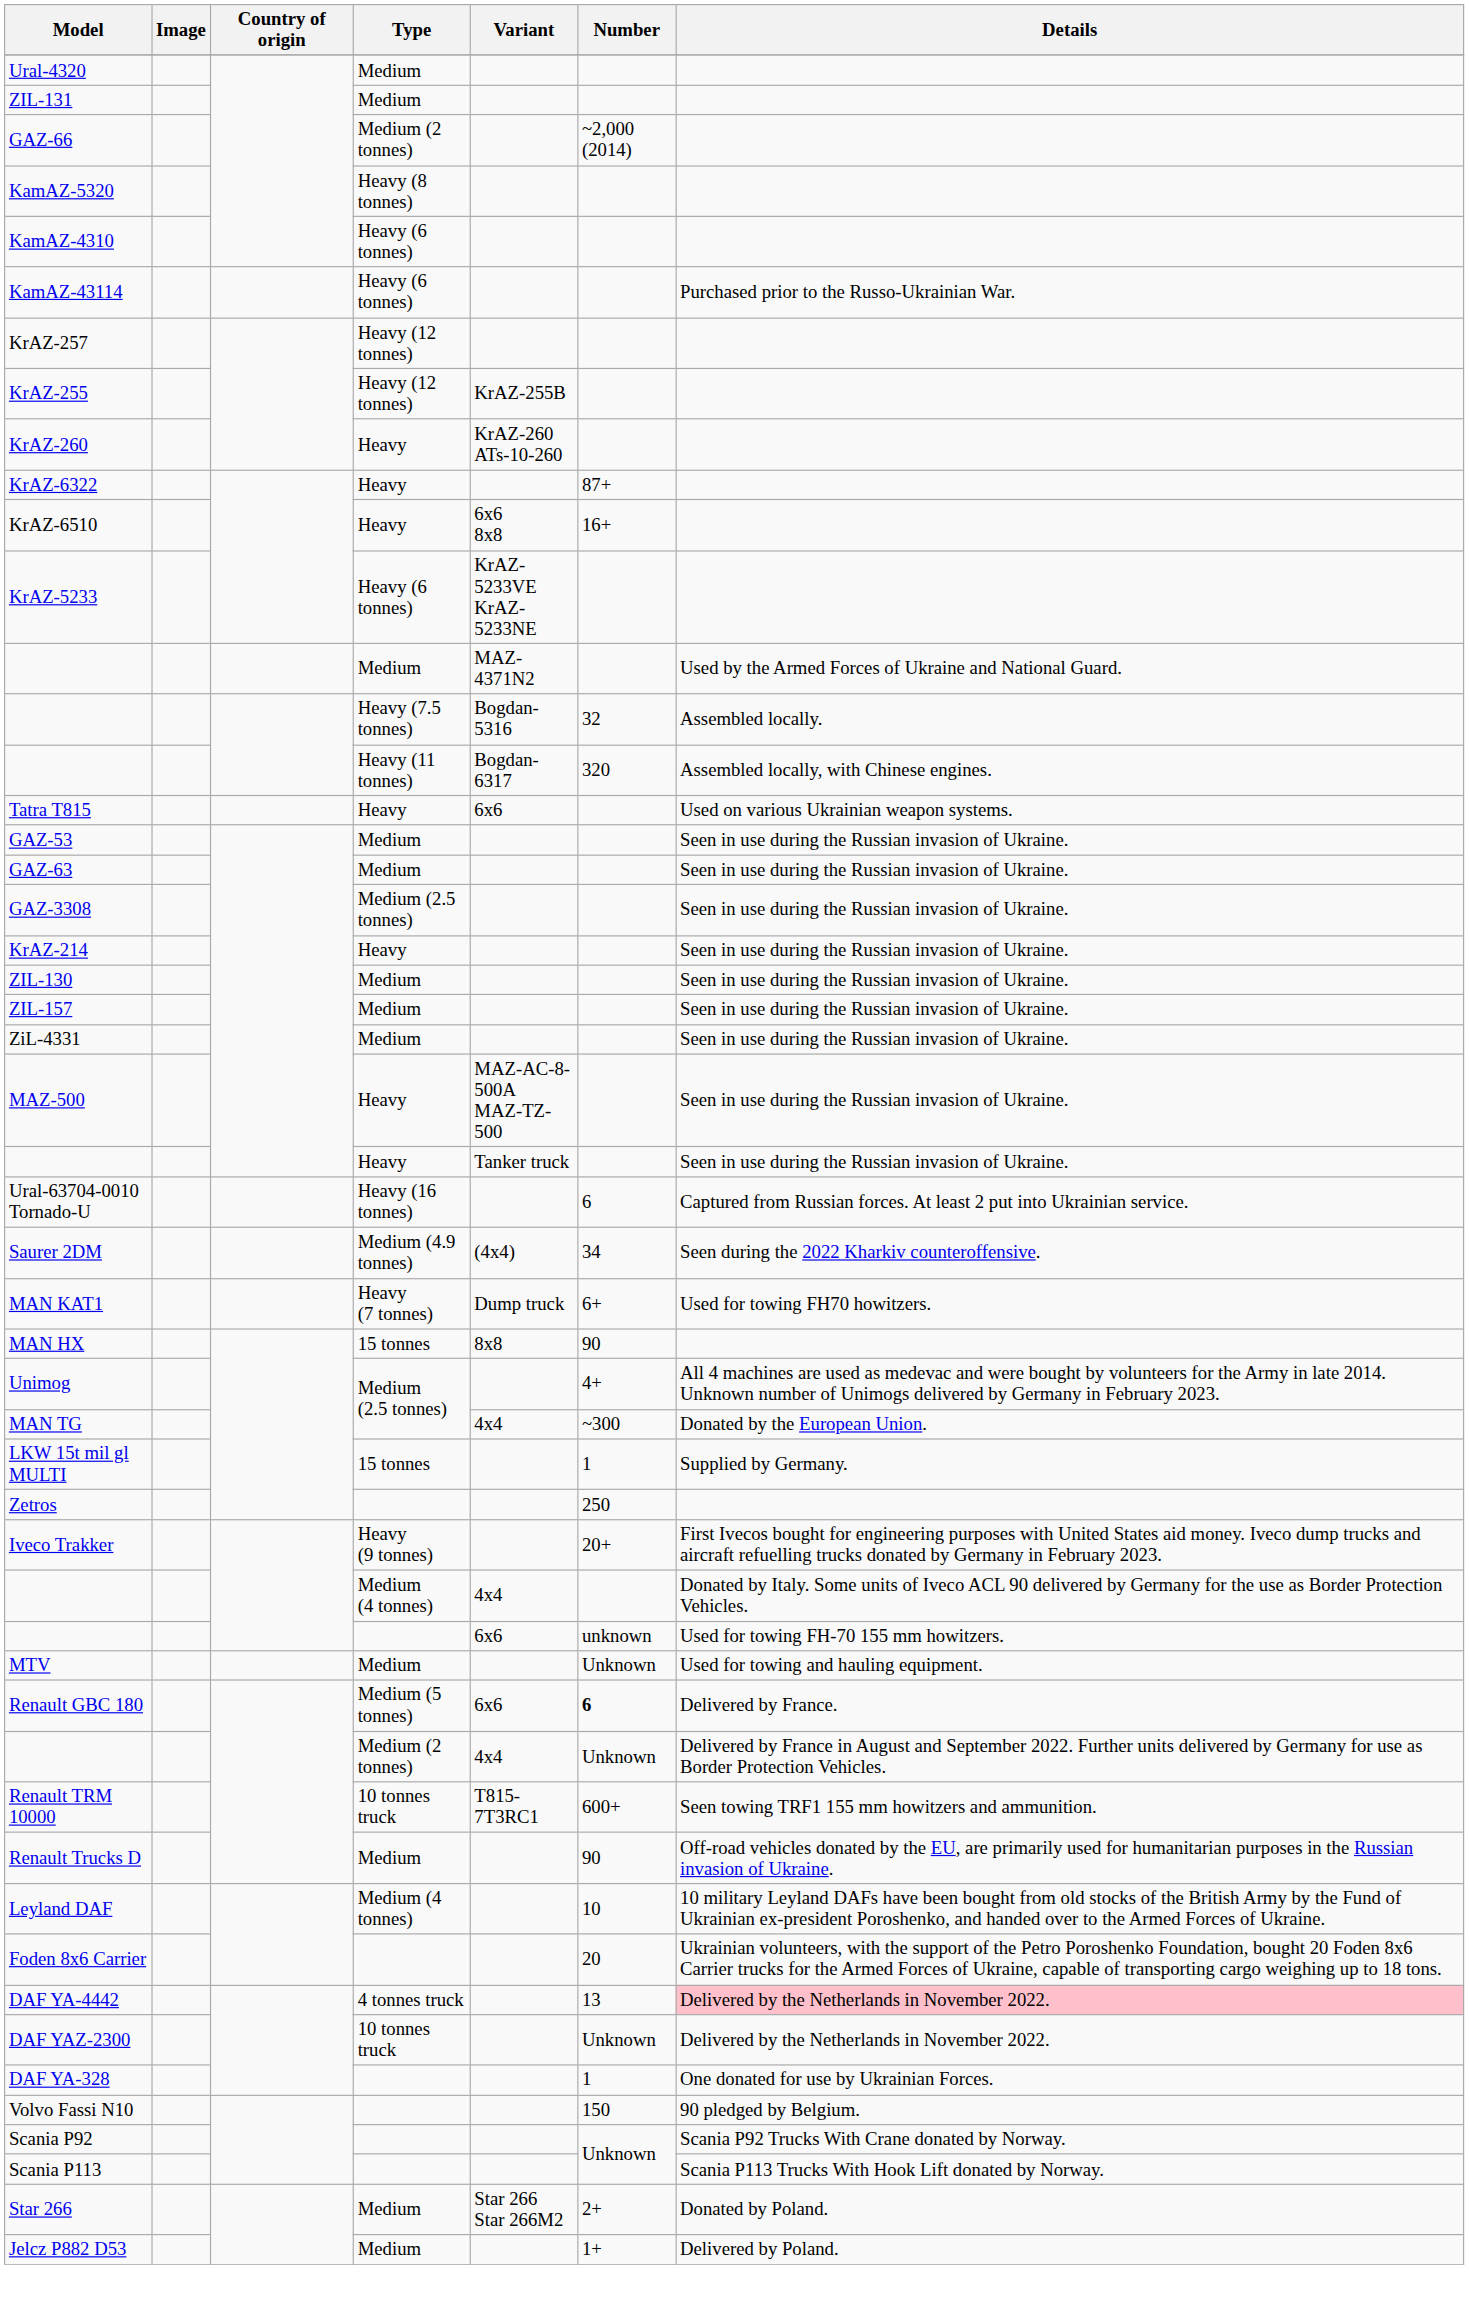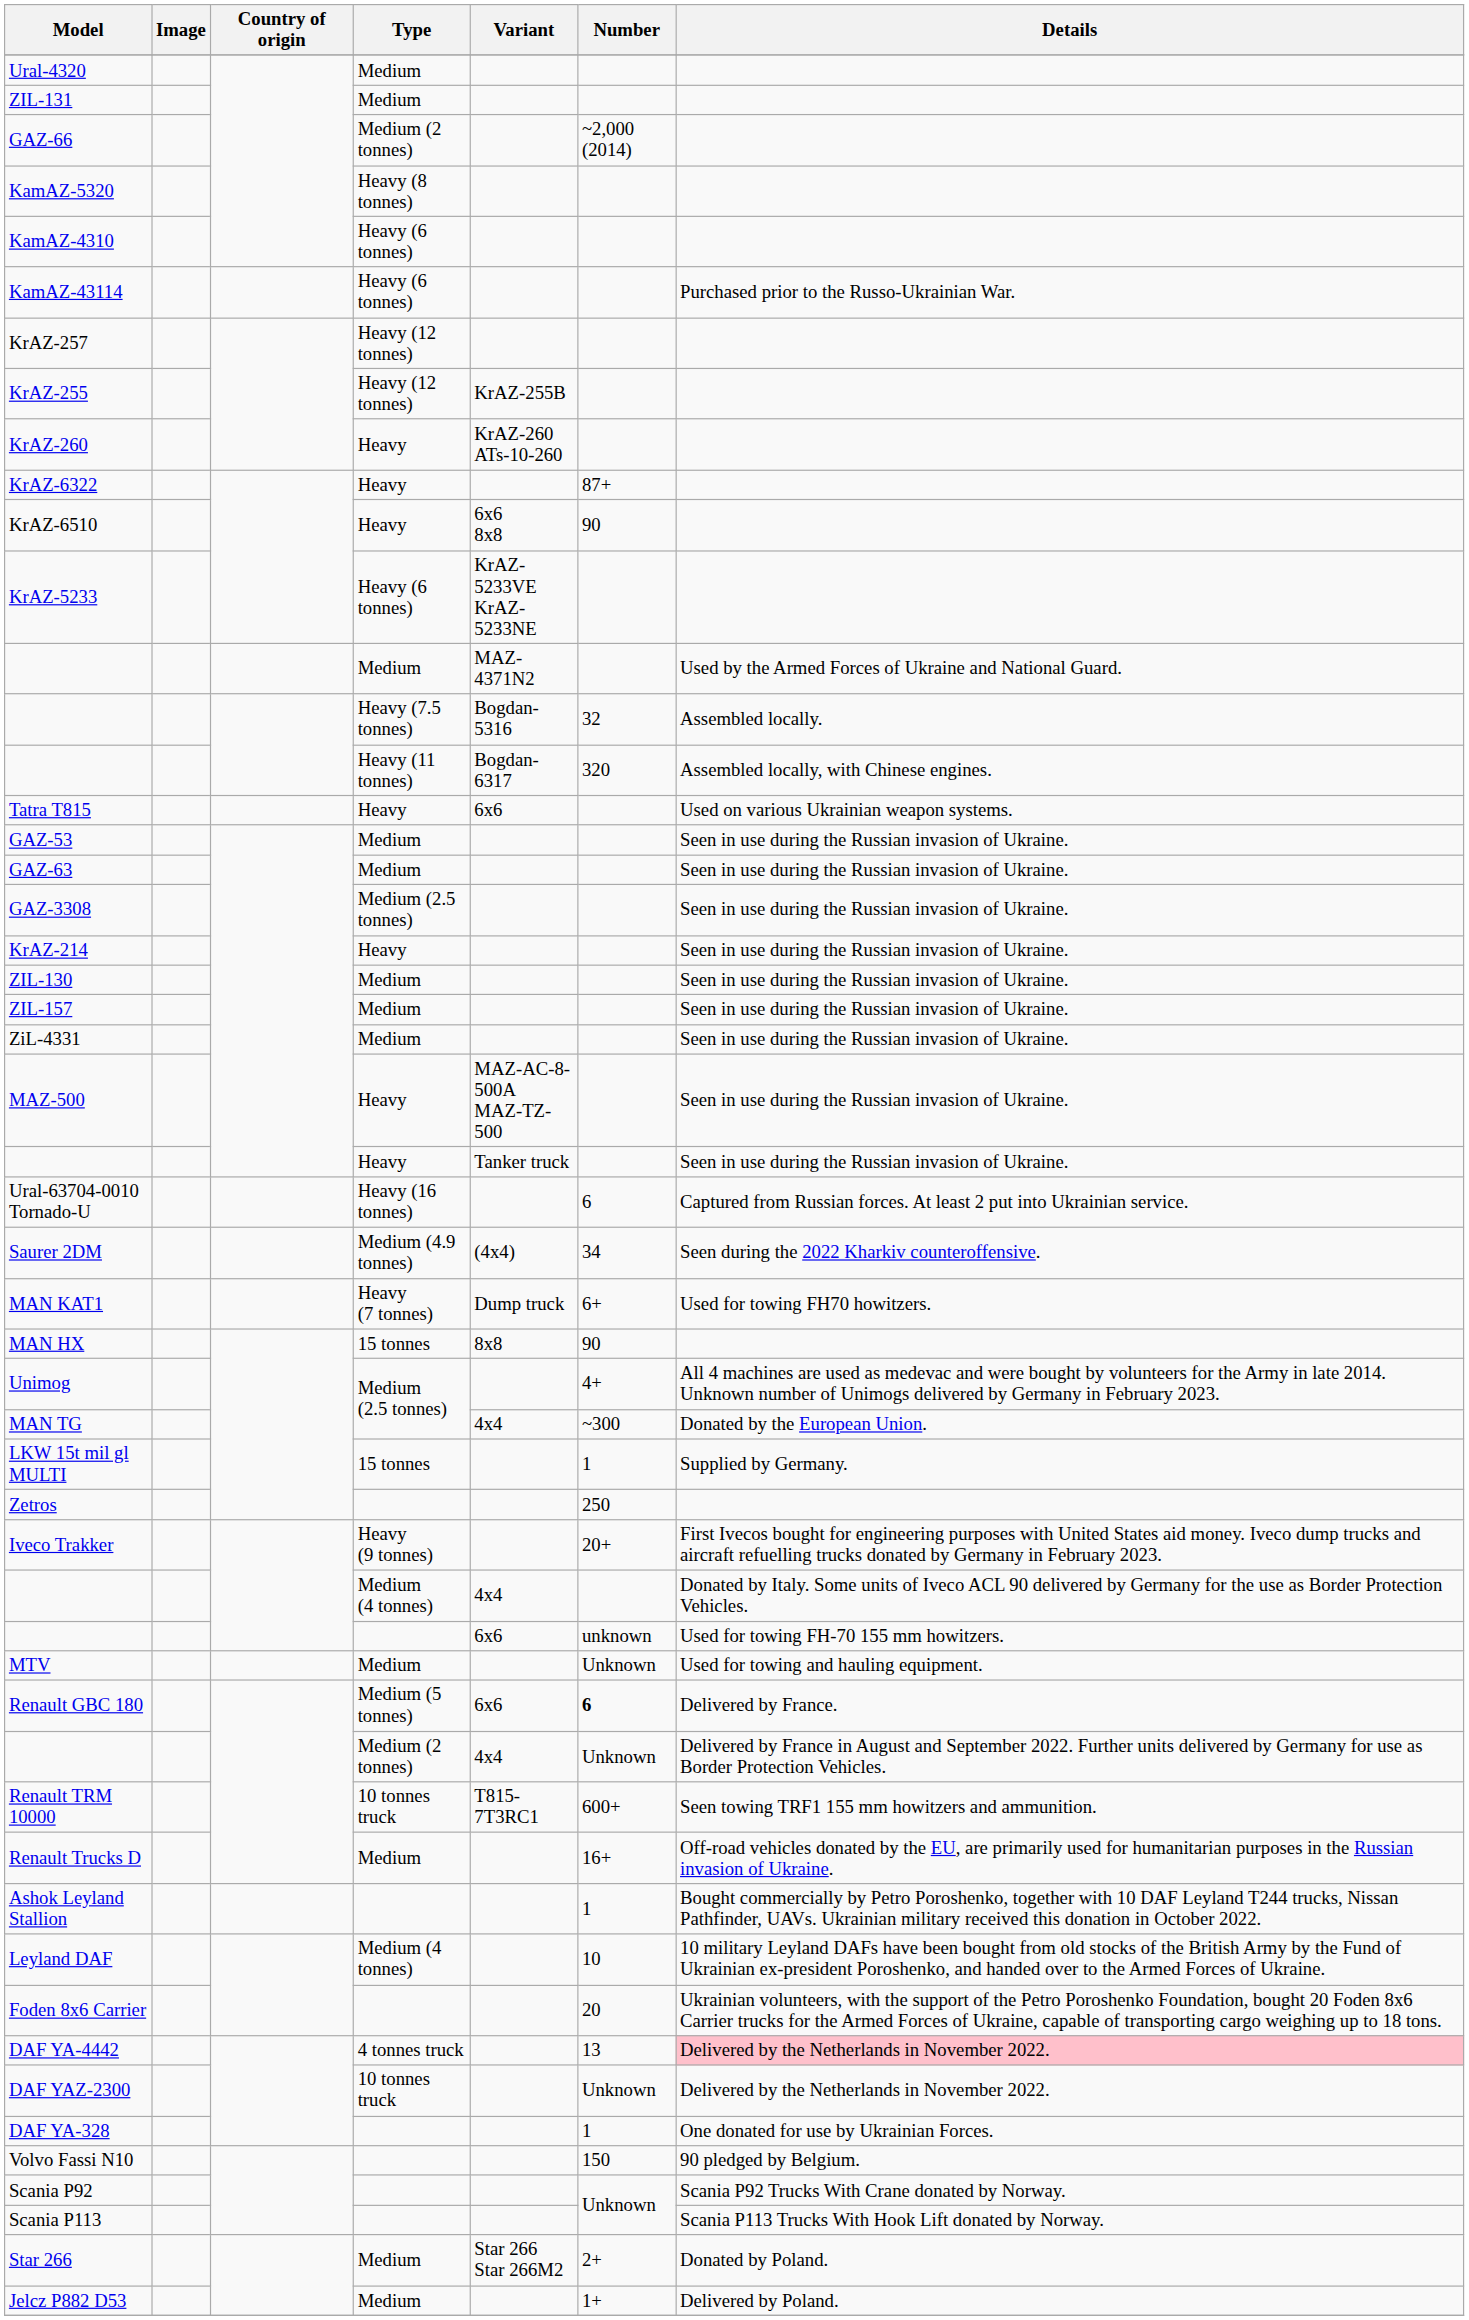(597, 524) 16+ -> (591, 524) 90
(591, 1857) 90 -> (597, 1857) 16+
+ row: (66, 1908)
